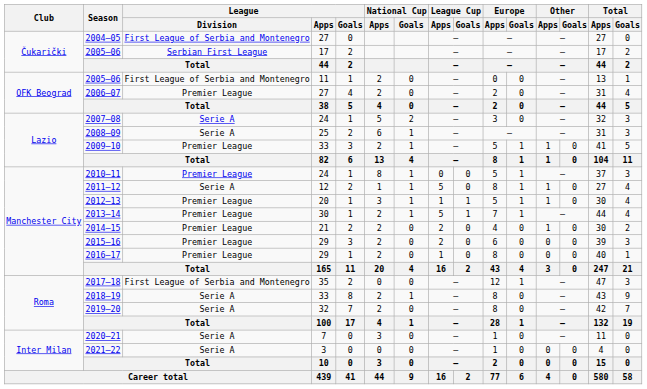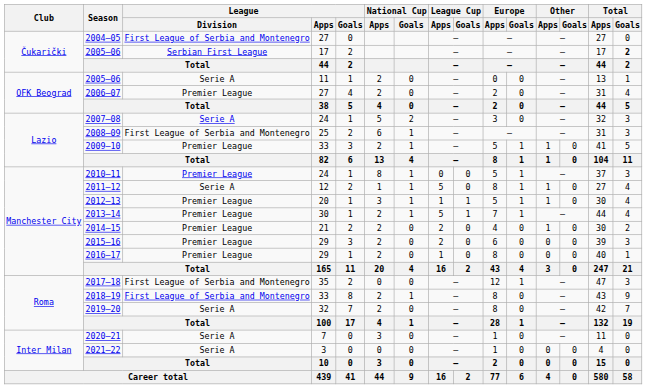(627, 52) normal -> (627, 52) bold
(217, 79) First League of Serbia and Montenegro -> (217, 79) Serie A
(217, 133) Serie A -> (217, 133) First League of Serbia and Montenegro
(217, 296) Serie A -> (217, 296) First League of Serbia and Montenegro
